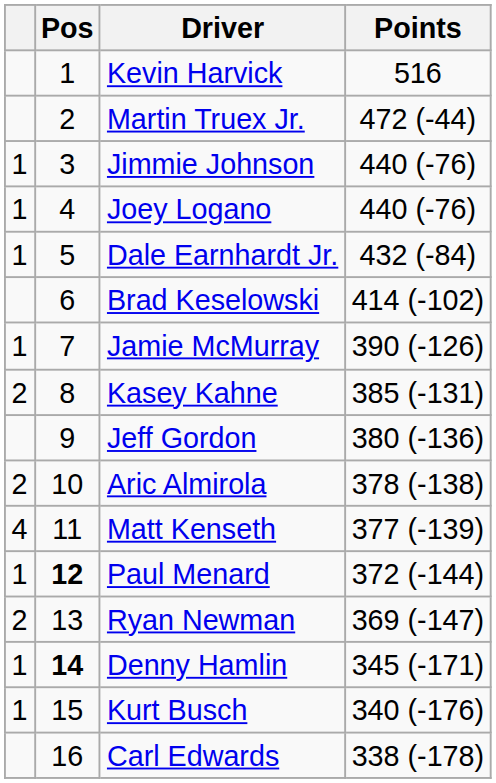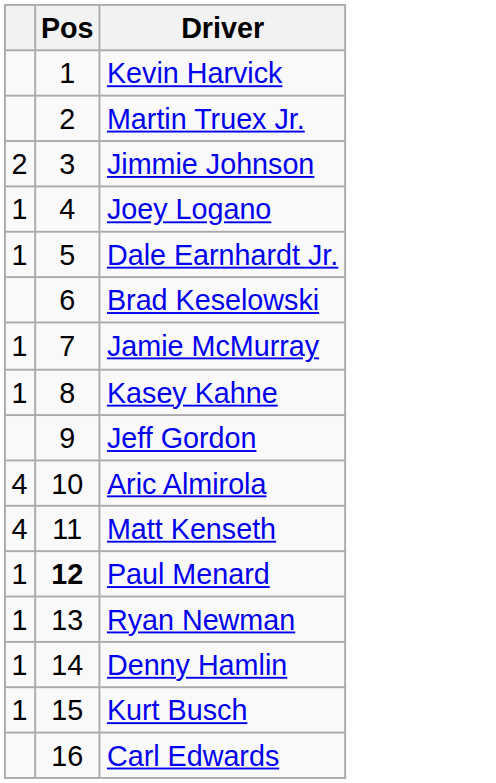- column: (418, 28)
(20, 164) 1 -> (20, 164) 2
(20, 392) 2 -> (20, 392) 1
(20, 483) 2 -> (20, 483) 4
(20, 619) 2 -> (20, 619) 1
(67, 665) bold -> (67, 665) normal
